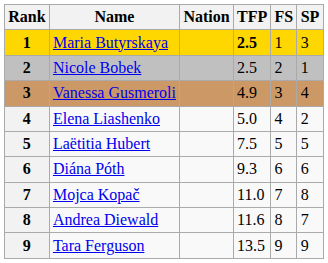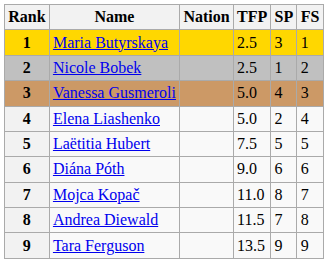columns swapped: (310, 17) <-> (284, 17)
(247, 42) bold -> (247, 42) normal
(247, 93) 4.9 -> (247, 93) 5.0
(247, 169) 9.3 -> (247, 169) 9.0
(251, 220) 11.6 -> (251, 220) 11.5
